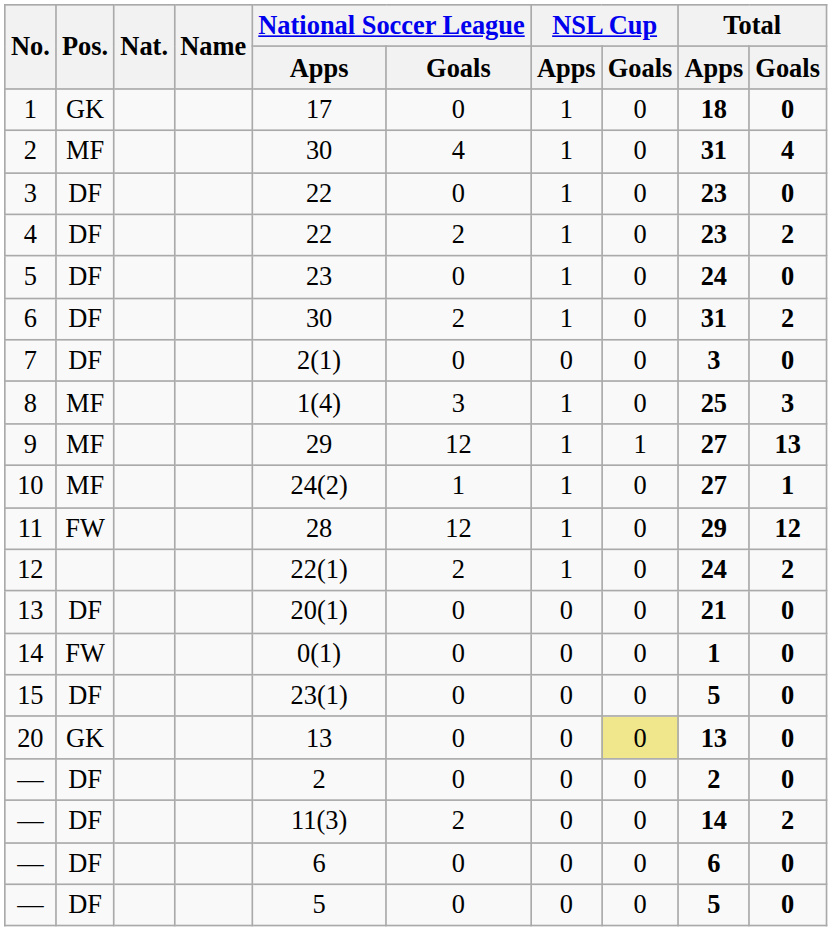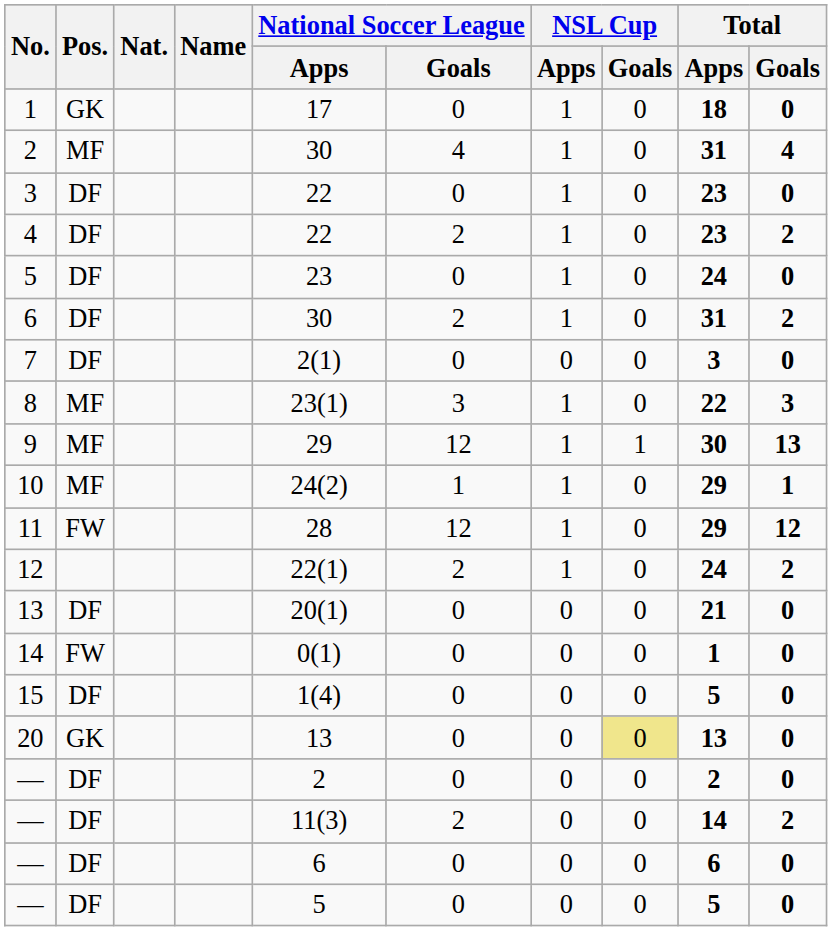(319, 402) 1(4) -> (319, 402) 23(1)
(714, 402) 25 -> (714, 402) 22
(714, 444) 27 -> (714, 444) 30
(714, 485) 27 -> (714, 485) 29
(319, 695) 23(1) -> (319, 695) 1(4)
